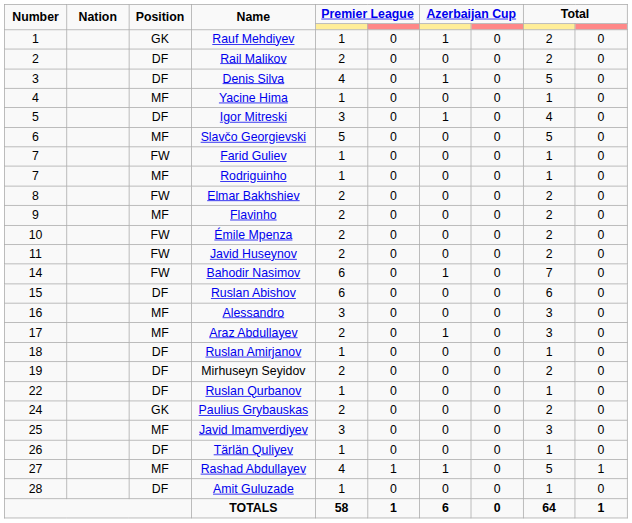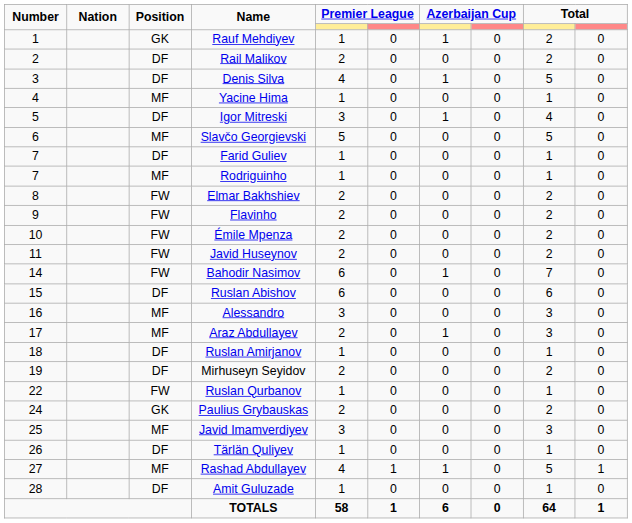(160, 156) FW -> (160, 156) DF
(160, 215) MF -> (160, 215) FW
(160, 391) DF -> (160, 391) FW
